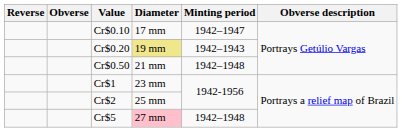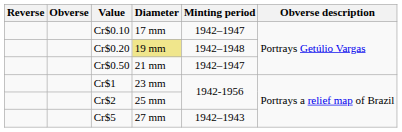(220, 48) 1942–1943 -> (220, 48) 1942–1948
(220, 65) 1942–1948 -> (220, 65) 1942–1947
(150, 118) pink background -> (150, 118) no background
(220, 118) 1942–1948 -> (220, 118) 1942–1943
